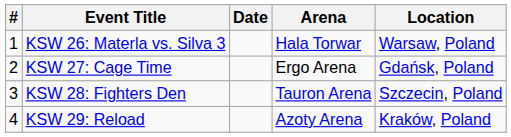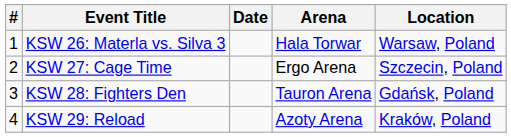(436, 69) Gdańsk, Poland -> (441, 69) Szczecin, Poland
(441, 94) Szczecin, Poland -> (436, 94) Gdańsk, Poland
